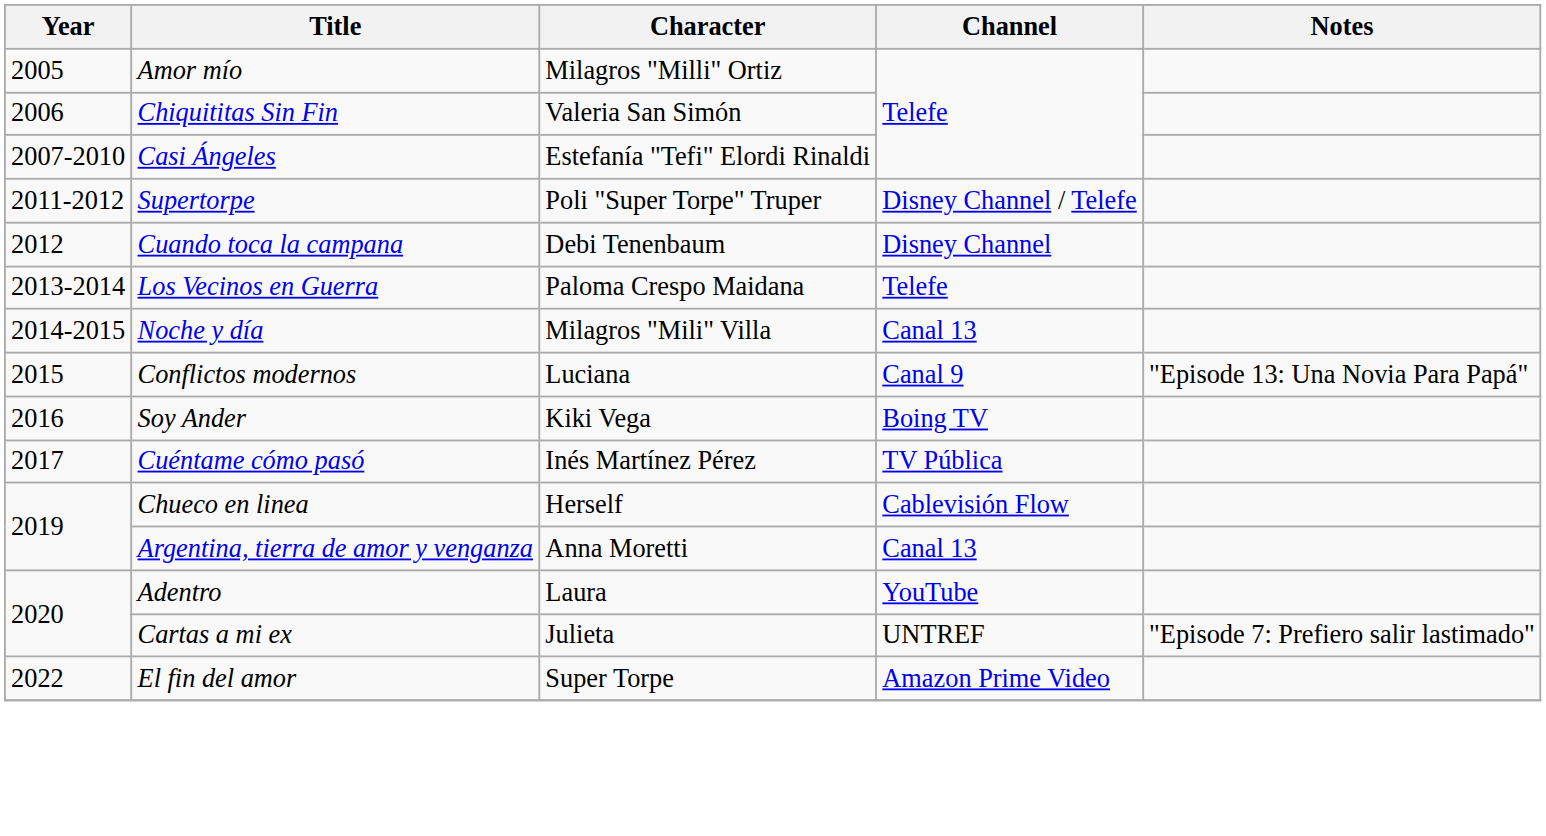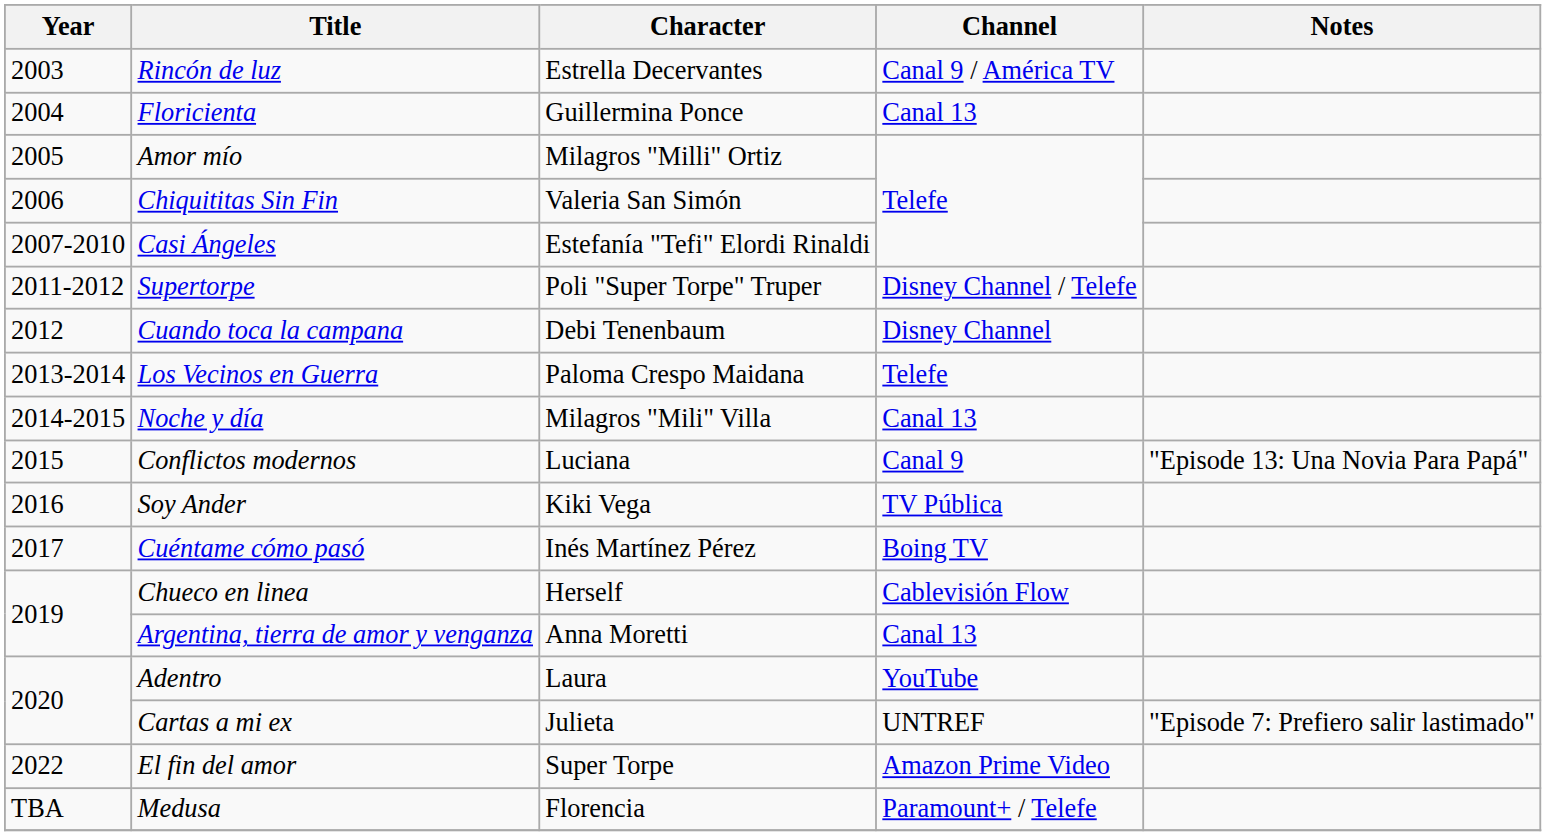+ row: (209, 70)
+ row: (197, 113)
(935, 417) Boing TV -> (942, 504) TV Pública
(942, 461) TV Pública -> (935, 548) Boing TV
+ row: (179, 808)
